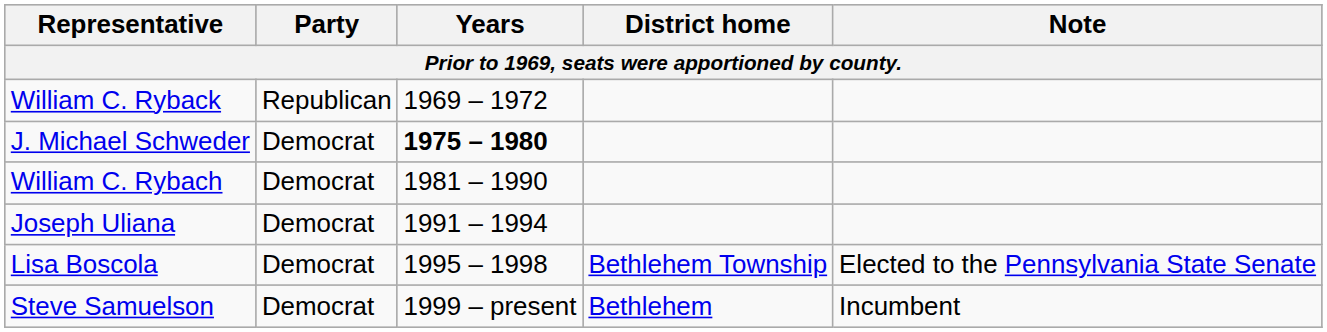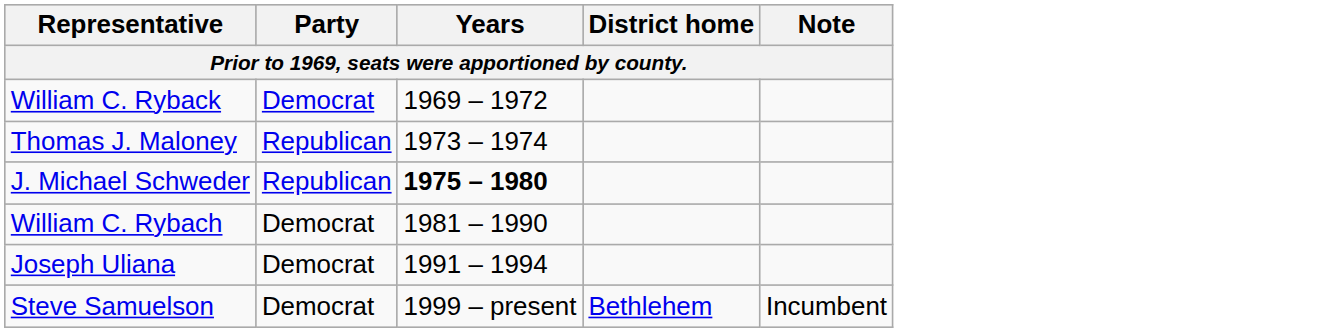(327, 100) Republican -> (318, 100) Democrat
+ row: (124, 141)
(318, 141) Democrat -> (327, 182) Republican
- row: (84, 264)
